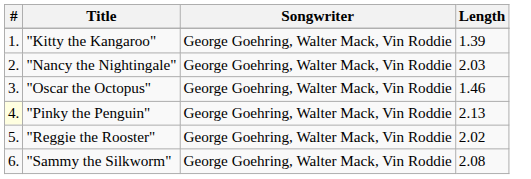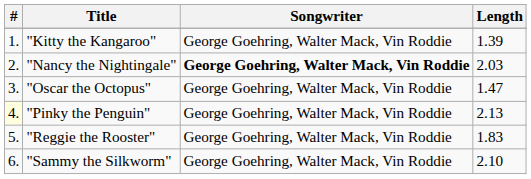(318, 64) normal -> (326, 64) bold
(472, 88) 1.46 -> (490, 88) 1.47
(472, 137) 2.02 -> (490, 137) 1.83
(472, 161) 2.08 -> (490, 161) 2.10
